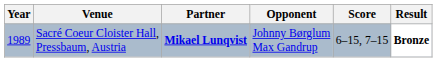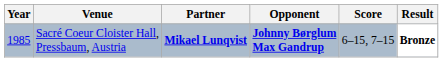(19, 40) 1989 -> (19, 40) 1985
(291, 40) normal -> (294, 40) bold
